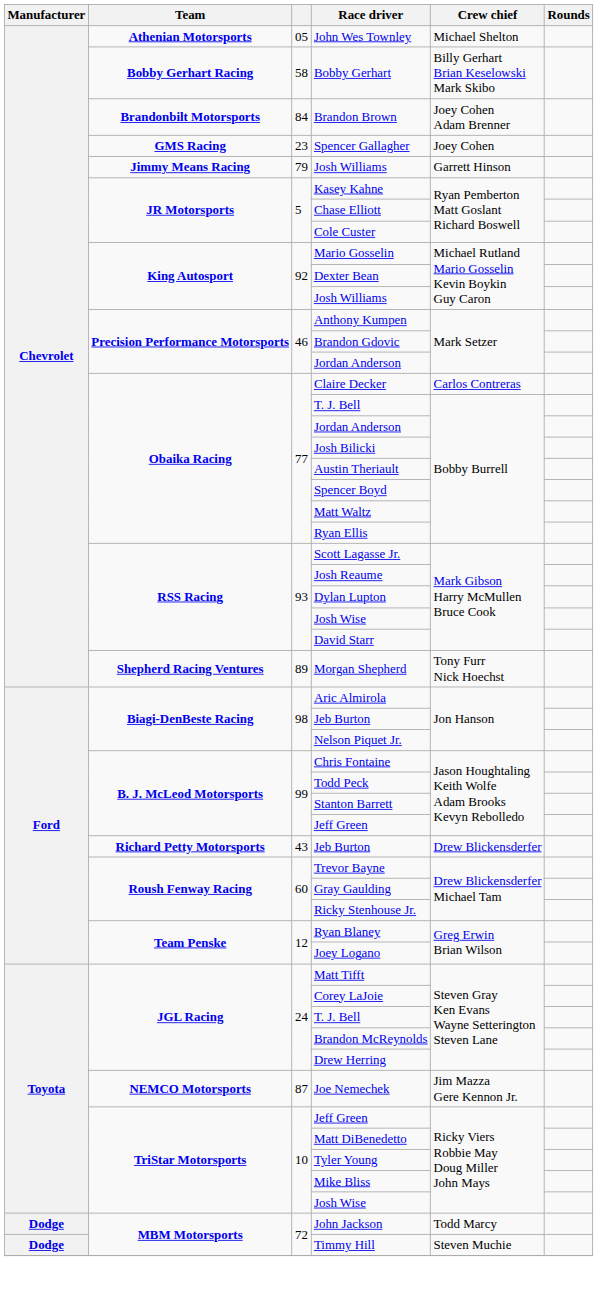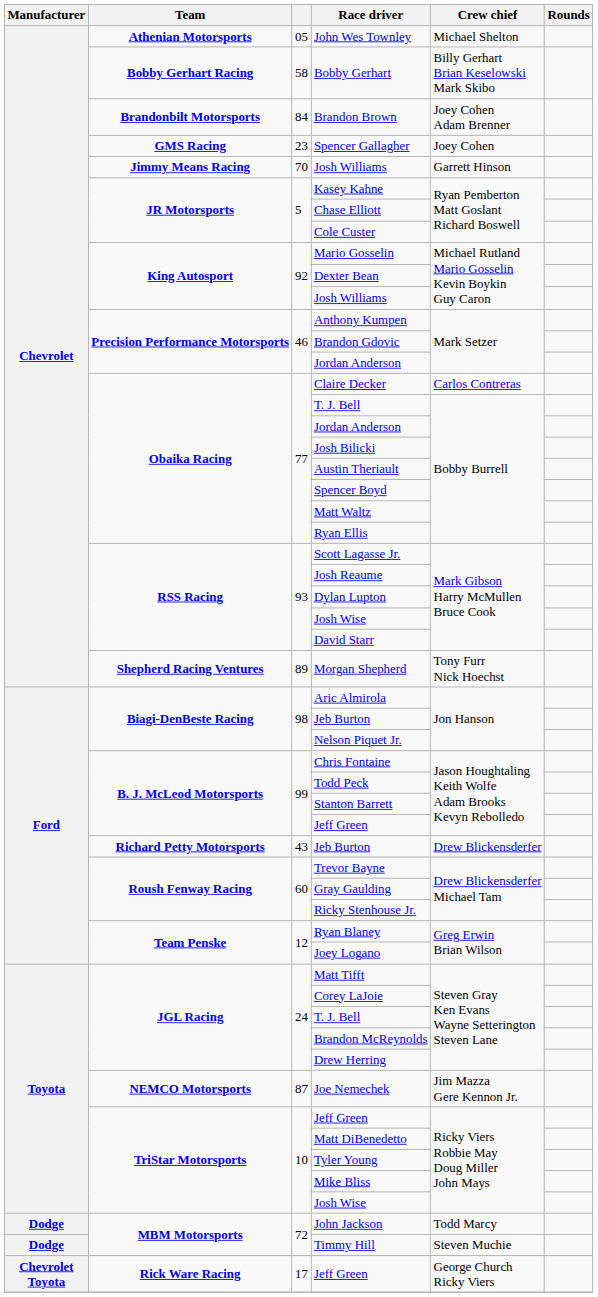(301, 167) 79 -> (301, 167) 70
+ row: (190, 1274)
